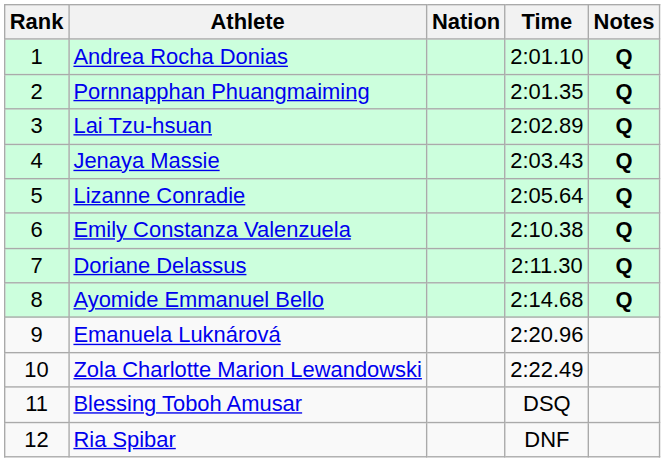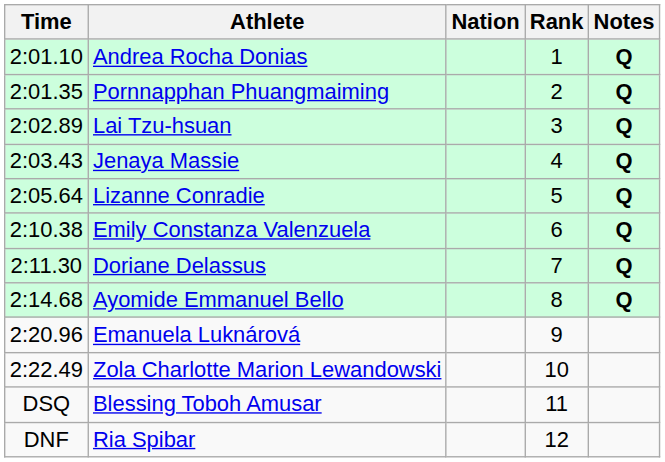columns swapped: (37, 21) <-> (547, 21)
